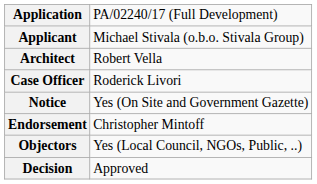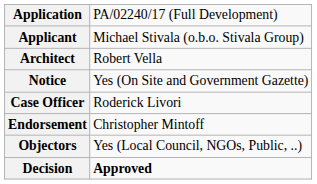rows swapped: (47, 102) <-> (47, 80)
(121, 168) normal -> (122, 168) bold
